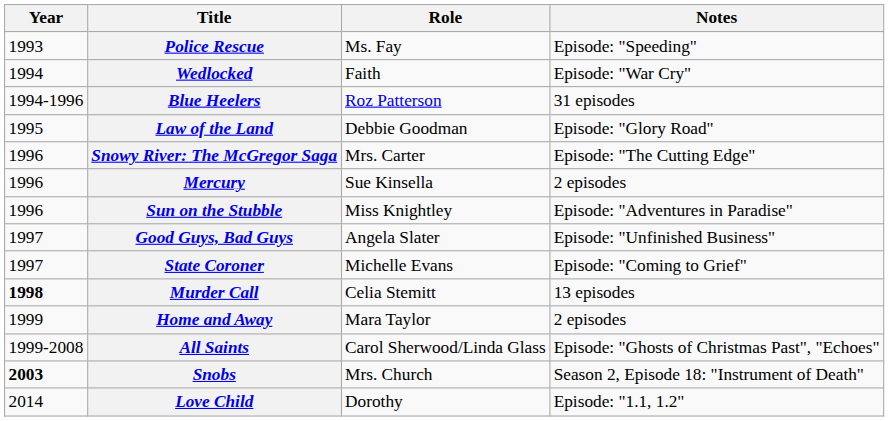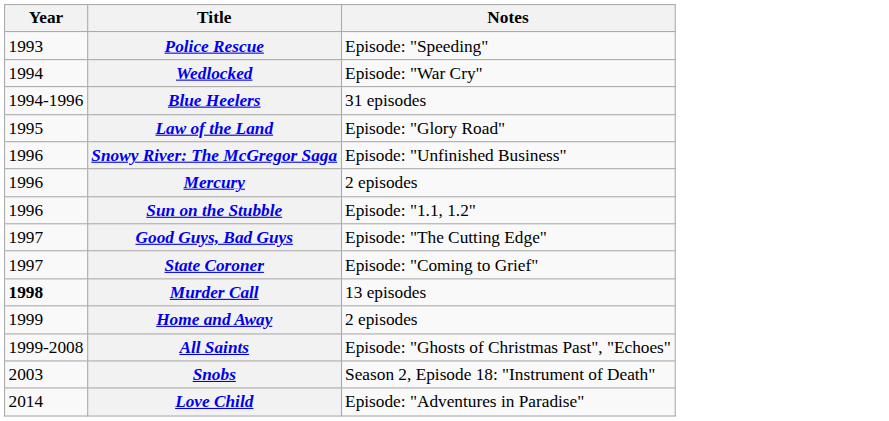- column: (445, 18)
(655, 155) Episode: "The Cutting Edge" -> (456, 155) Episode: "Unfinished Business"
(673, 210) Episode: "Adventures in Paradise" -> (410, 210) Episode: "1.1, 1.2"
(664, 237) Episode: "Unfinished Business" -> (446, 237) Episode: "The Cutting Edge"
(26, 374) bold -> (26, 374) normal
(619, 401) Episode: "1.1, 1.2" -> (465, 401) Episode: "Adventures in Paradise"
